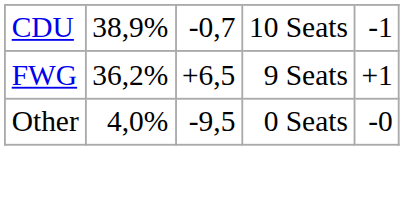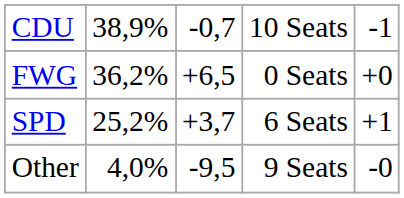(306, 74) 9 Seats -> (306, 74) 0 Seats
(377, 74) +1 -> (377, 74) +0
+ row: (39, 121)
(306, 121) 0 Seats -> (306, 167) 9 Seats
